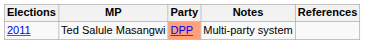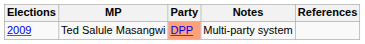(19, 30) 2011 -> (19, 30) 2009
